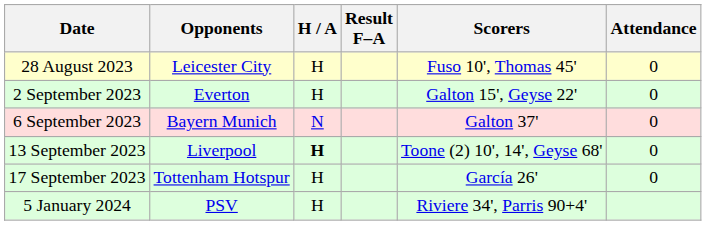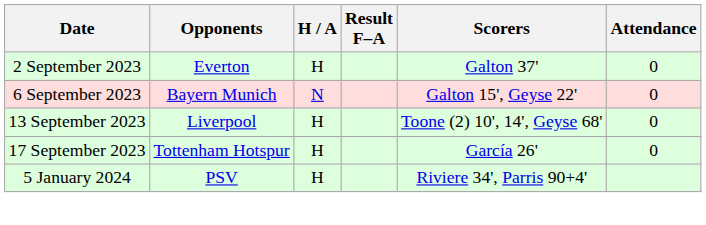- row: (77, 66)
(502, 94) Galton 15', Geyse 22' -> (502, 66) Galton 37'
(502, 121) Galton 37' -> (502, 94) Galton 15', Geyse 22'
(317, 149) bold -> (317, 121) normal
